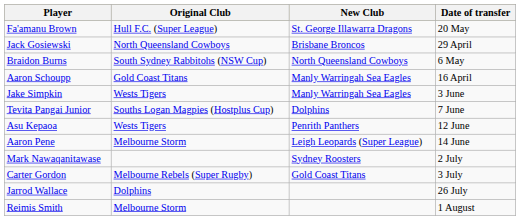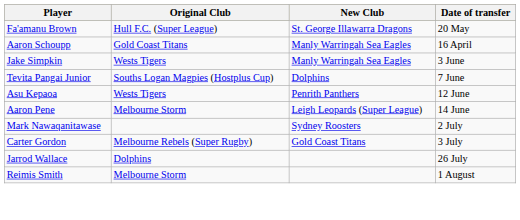- row: (39, 45)
- row: (37, 61)
